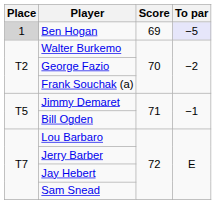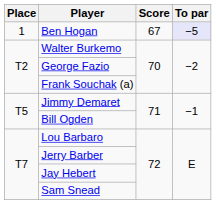(22, 31) lightgrey background -> (22, 31) no background
(154, 31) 69 -> (154, 31) 67
